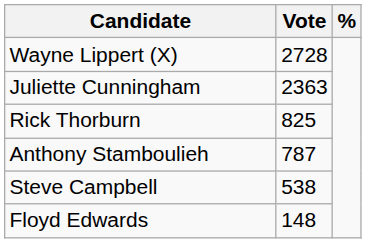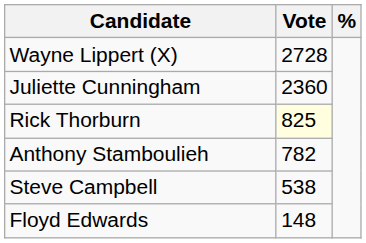(304, 87) 2363 -> (304, 87) 2360
(299, 120) no background -> (299, 120) lightyellow background
(299, 154) 787 -> (299, 154) 782
